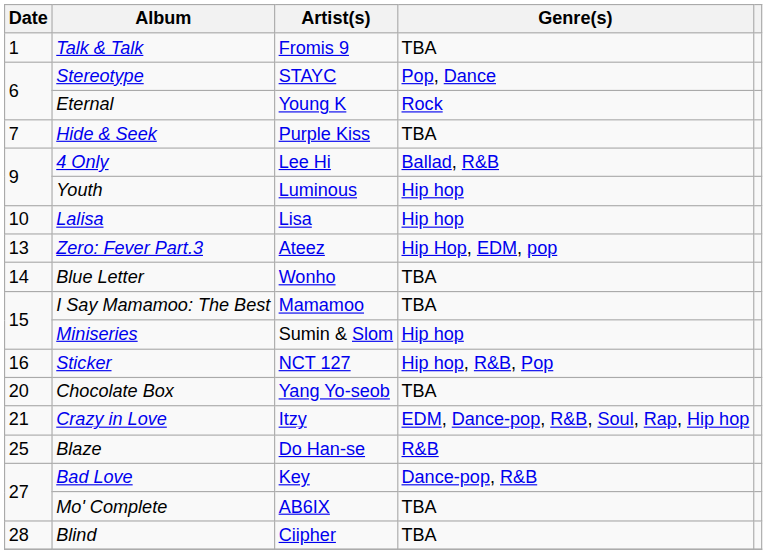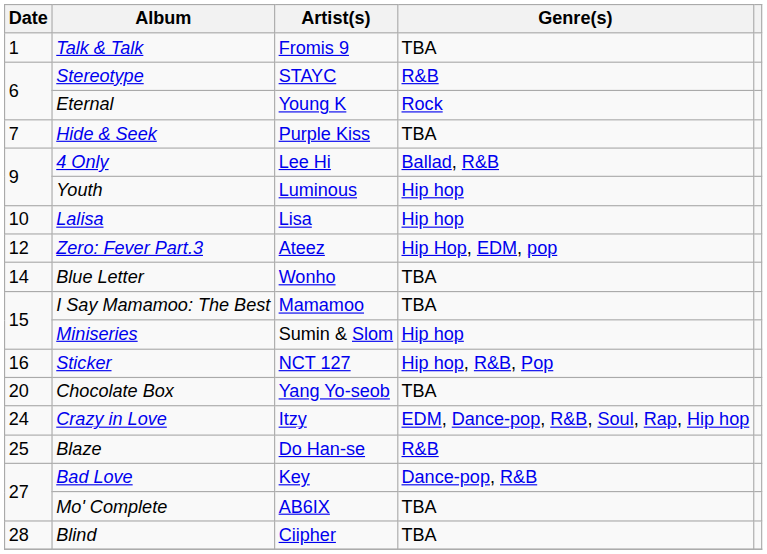(449, 76) Pop, Dance -> (420, 76) R&B
(19, 248) 13 -> (19, 248) 12
(19, 420) 21 -> (19, 420) 24
